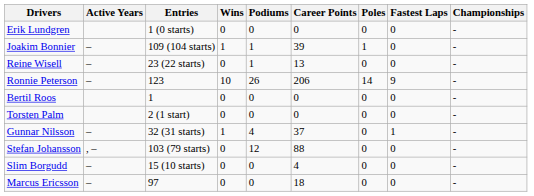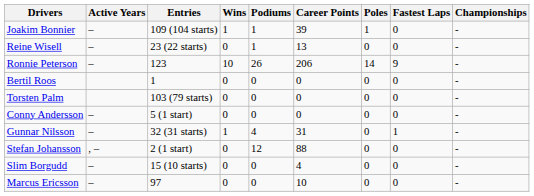- row: (38, 30)
(169, 115) 2 (1 start) -> (181, 98) 103 (79 starts)
+ row: (45, 115)
(299, 132) 37 -> (301, 132) 31
(179, 149) 103 (79 starts) -> (171, 149) 2 (1 start)
(299, 183) 18 -> (301, 183) 10
